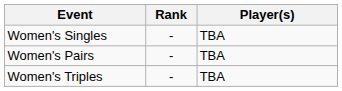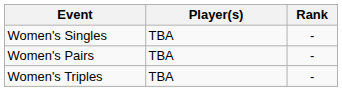columns swapped: (267, 15) <-> (171, 15)
